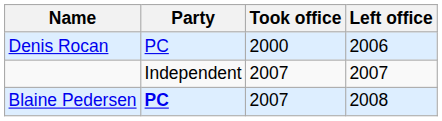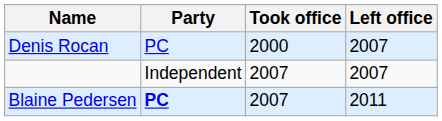(369, 45) 2006 -> (369, 45) 2007
(369, 101) 2008 -> (368, 101) 2011
